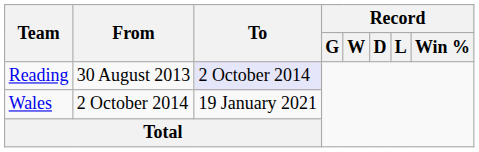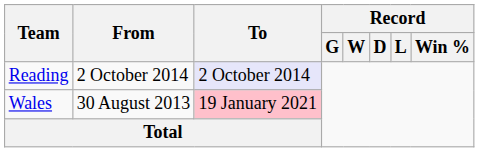(133, 75) 30 August 2013 -> (132, 75) 2 October 2014
(132, 103) 2 October 2014 -> (133, 103) 30 August 2013
(258, 103) no background -> (258, 103) pink background
